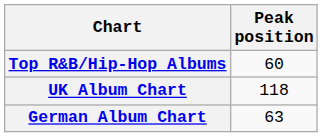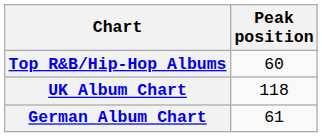(274, 118) 63 -> (274, 118) 61
